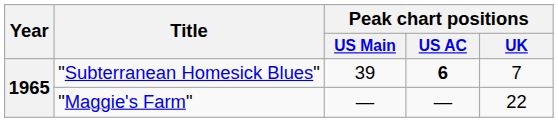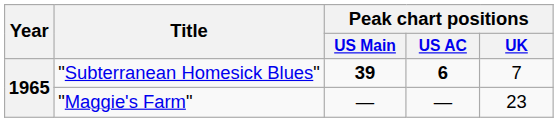(365, 72) normal -> (365, 72) bold
(517, 102) 22 -> (517, 102) 23
